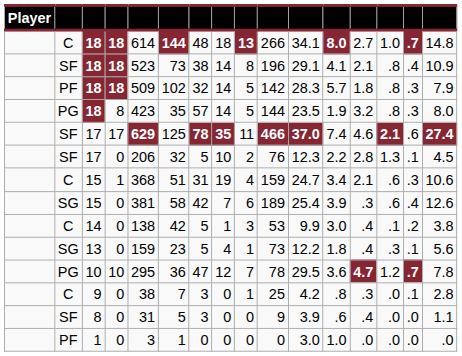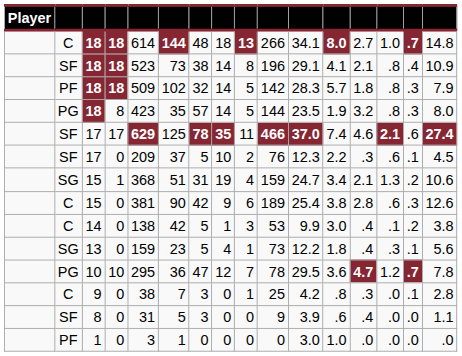(143, 157) 206 -> (143, 157) 209
(178, 157) 32 -> (178, 157) 37
(363, 157) 2.8 -> (367, 157) .3
(390, 157) 1.3 -> (394, 157) .6
(68, 180) C -> (68, 180) SG
(394, 180) .6 -> (390, 180) 1.3
(413, 180) .3 -> (413, 180) .2
(68, 203) SG -> (68, 203) C
(178, 203) 58 -> (178, 203) 90
(227, 203) 7 -> (227, 203) 9
(336, 203) 3.9 -> (336, 203) 3.8
(367, 203) .3 -> (363, 203) 2.8
(413, 203) .4 -> (413, 203) .3
